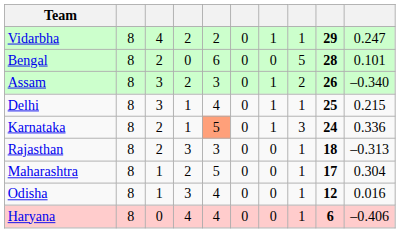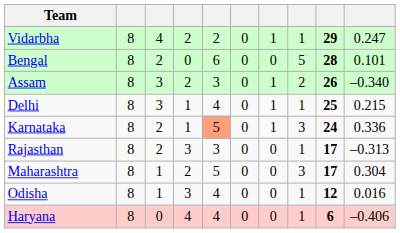(330, 149) 18 -> (330, 149) 17
(302, 171) 1 -> (302, 171) 3
